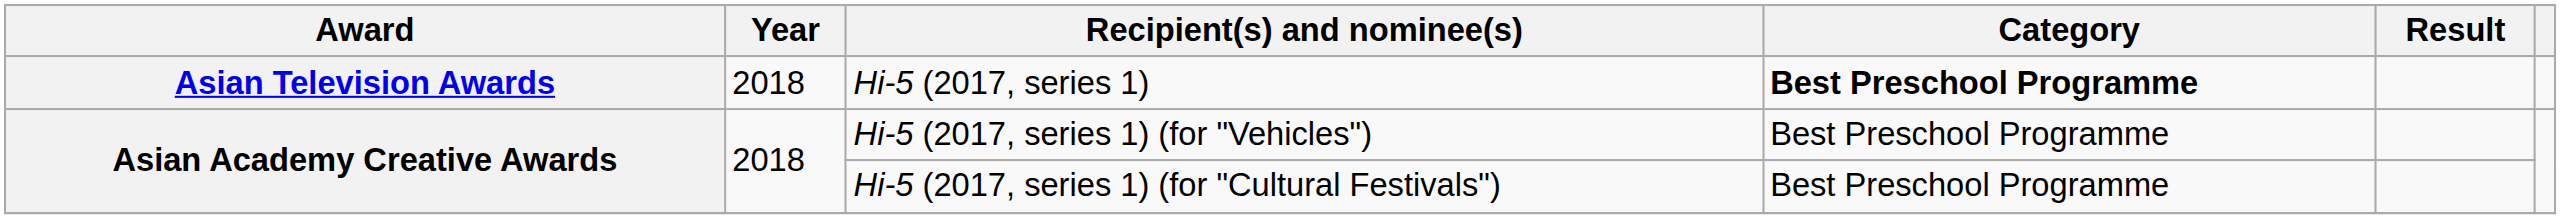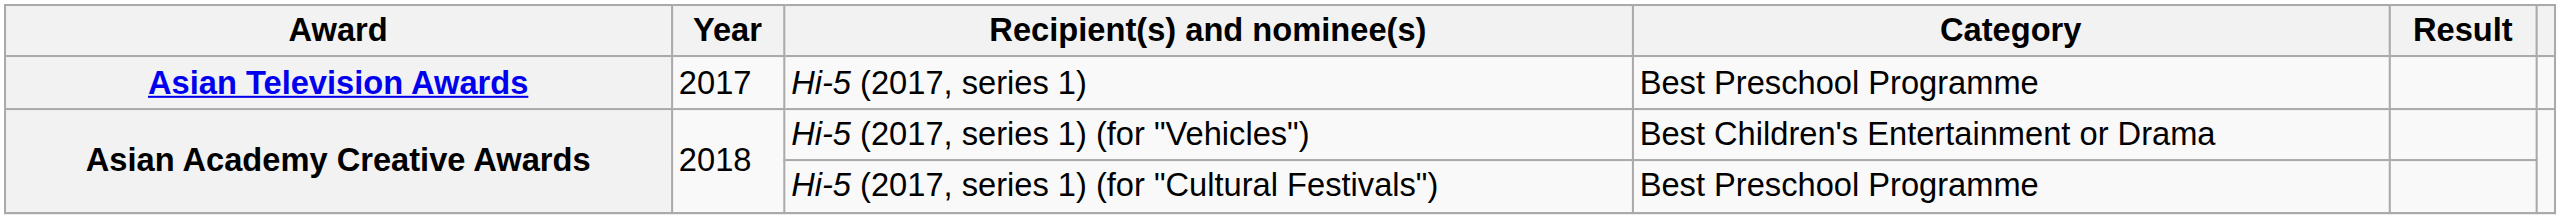(769, 82) 2018 -> (715, 82) 2017
(1984, 82) bold -> (1839, 82) normal
(1970, 133) Best Preschool Programme -> (1928, 133) Best Children's Entertainment or Drama
